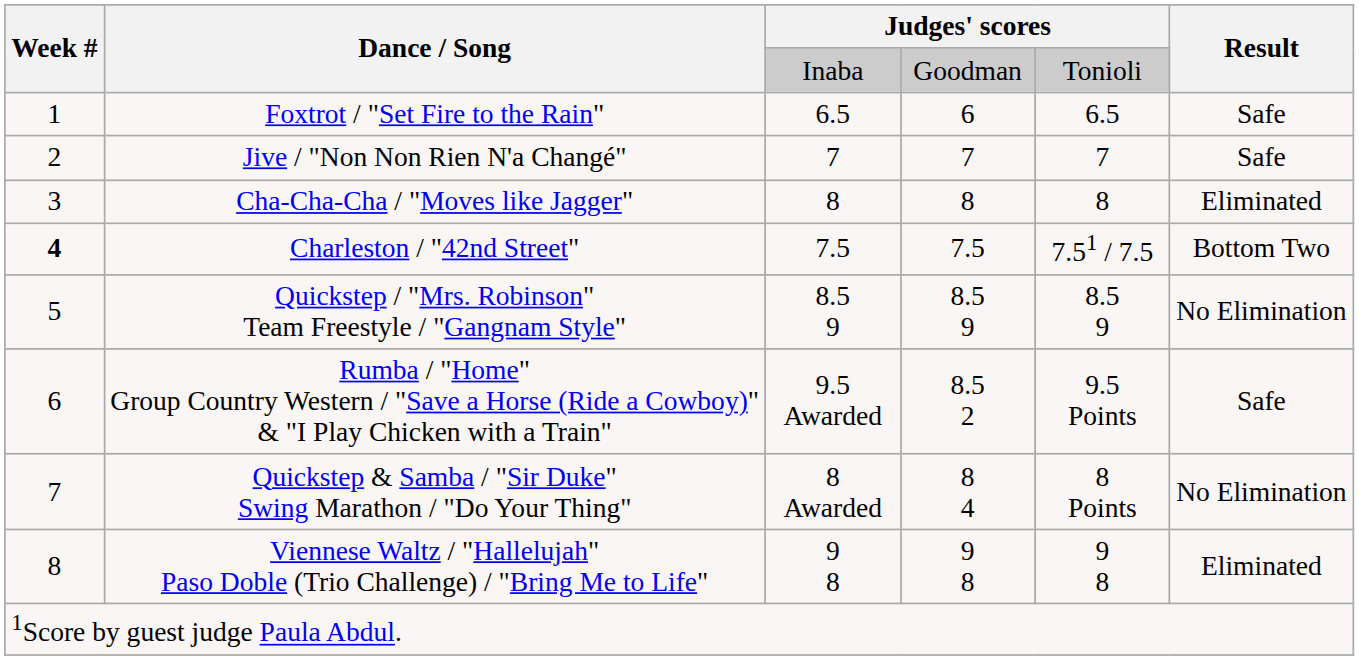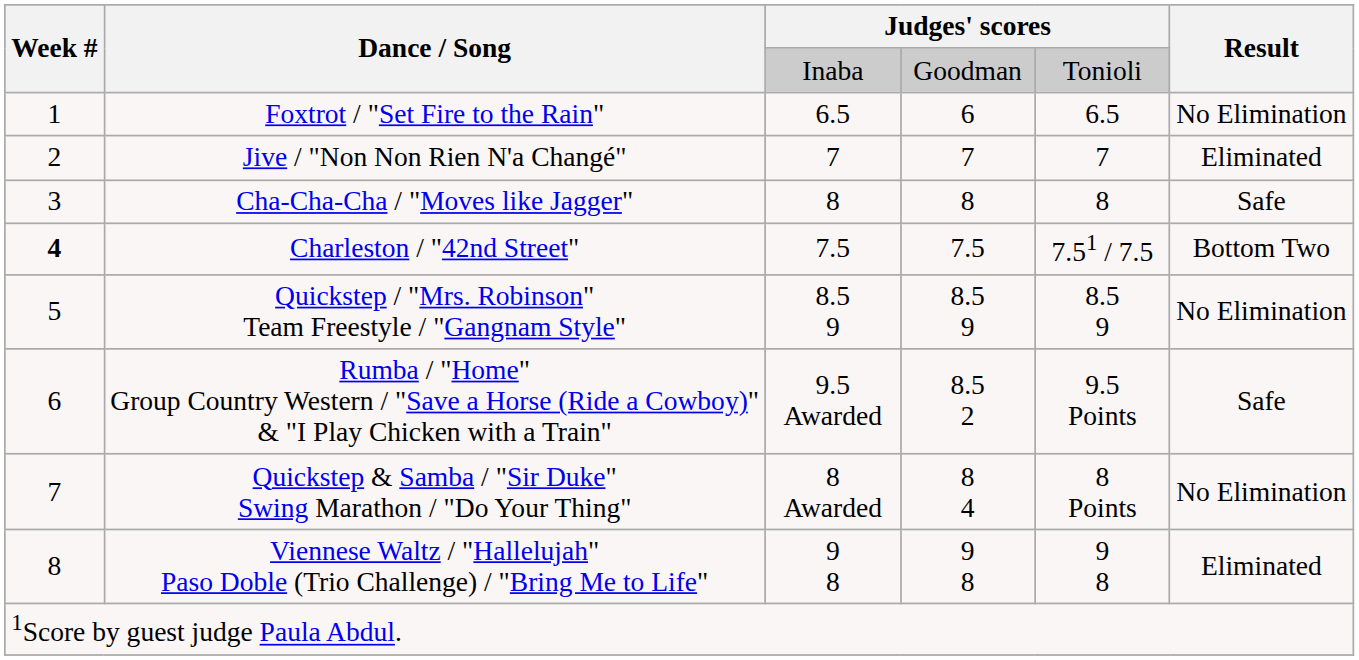(1261, 113) Safe -> (1261, 113) No Elimination
(1261, 157) Safe -> (1261, 157) Eliminated
(1261, 200) Eliminated -> (1261, 200) Safe
